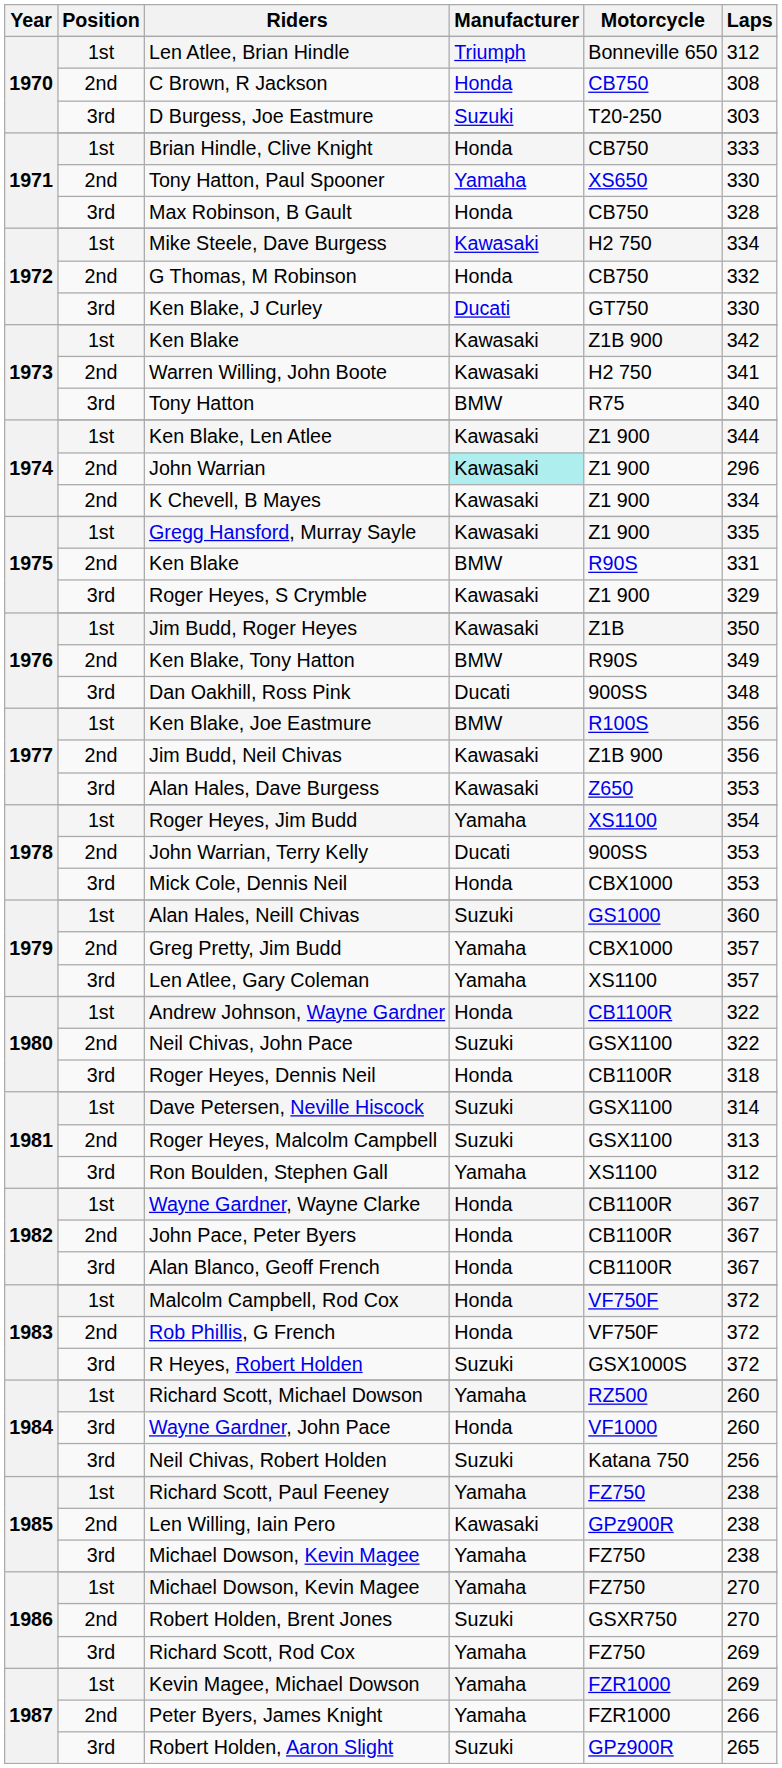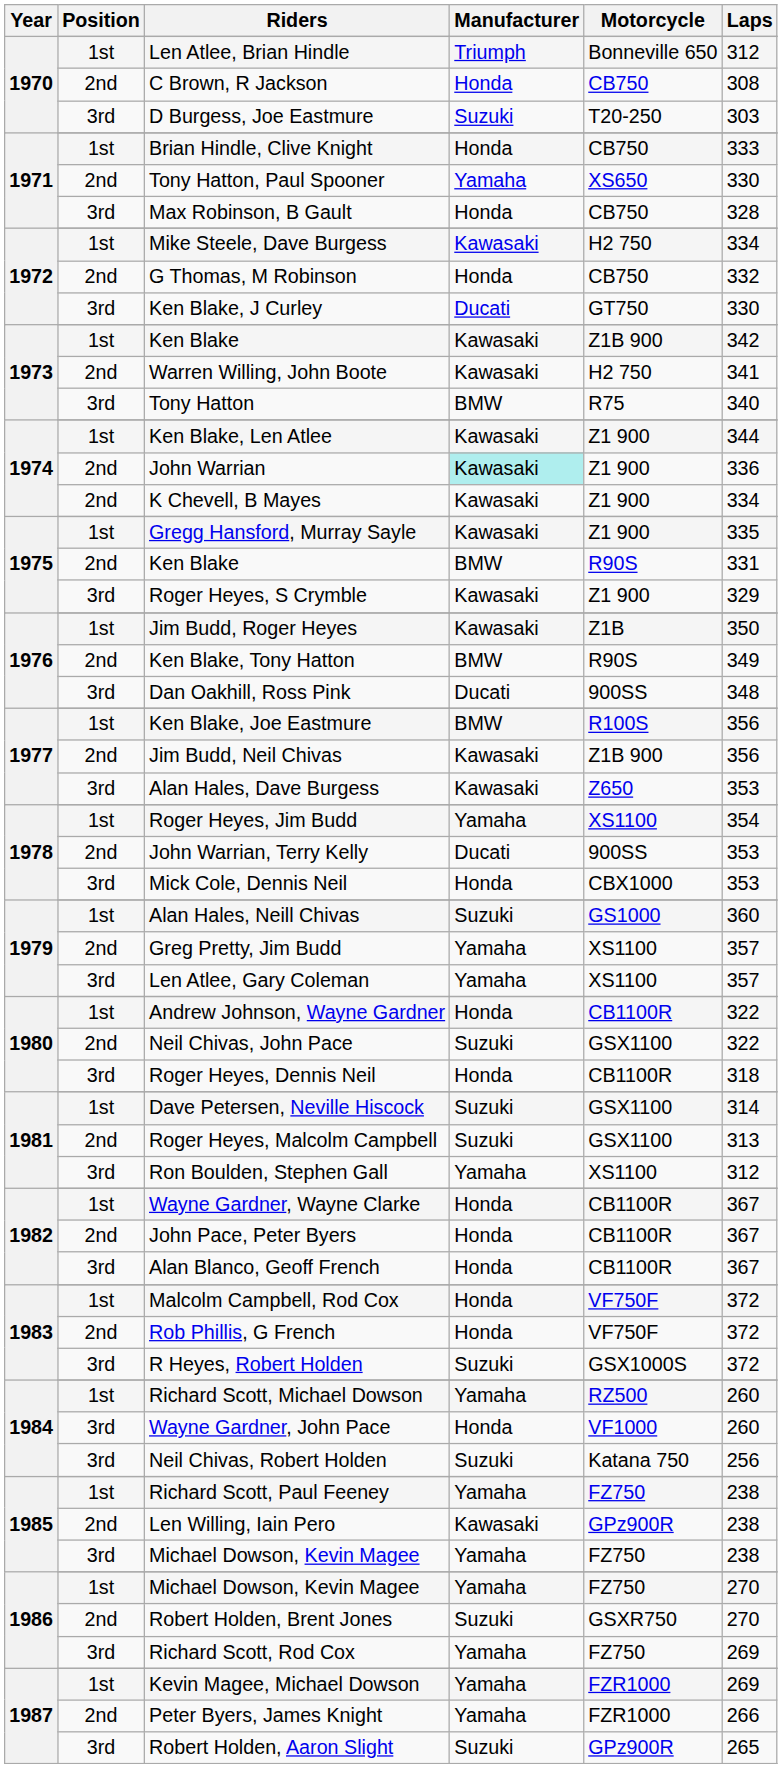(743, 467) 296 -> (743, 467) 336
(630, 947) CBX1000 -> (623, 947) XS1100
